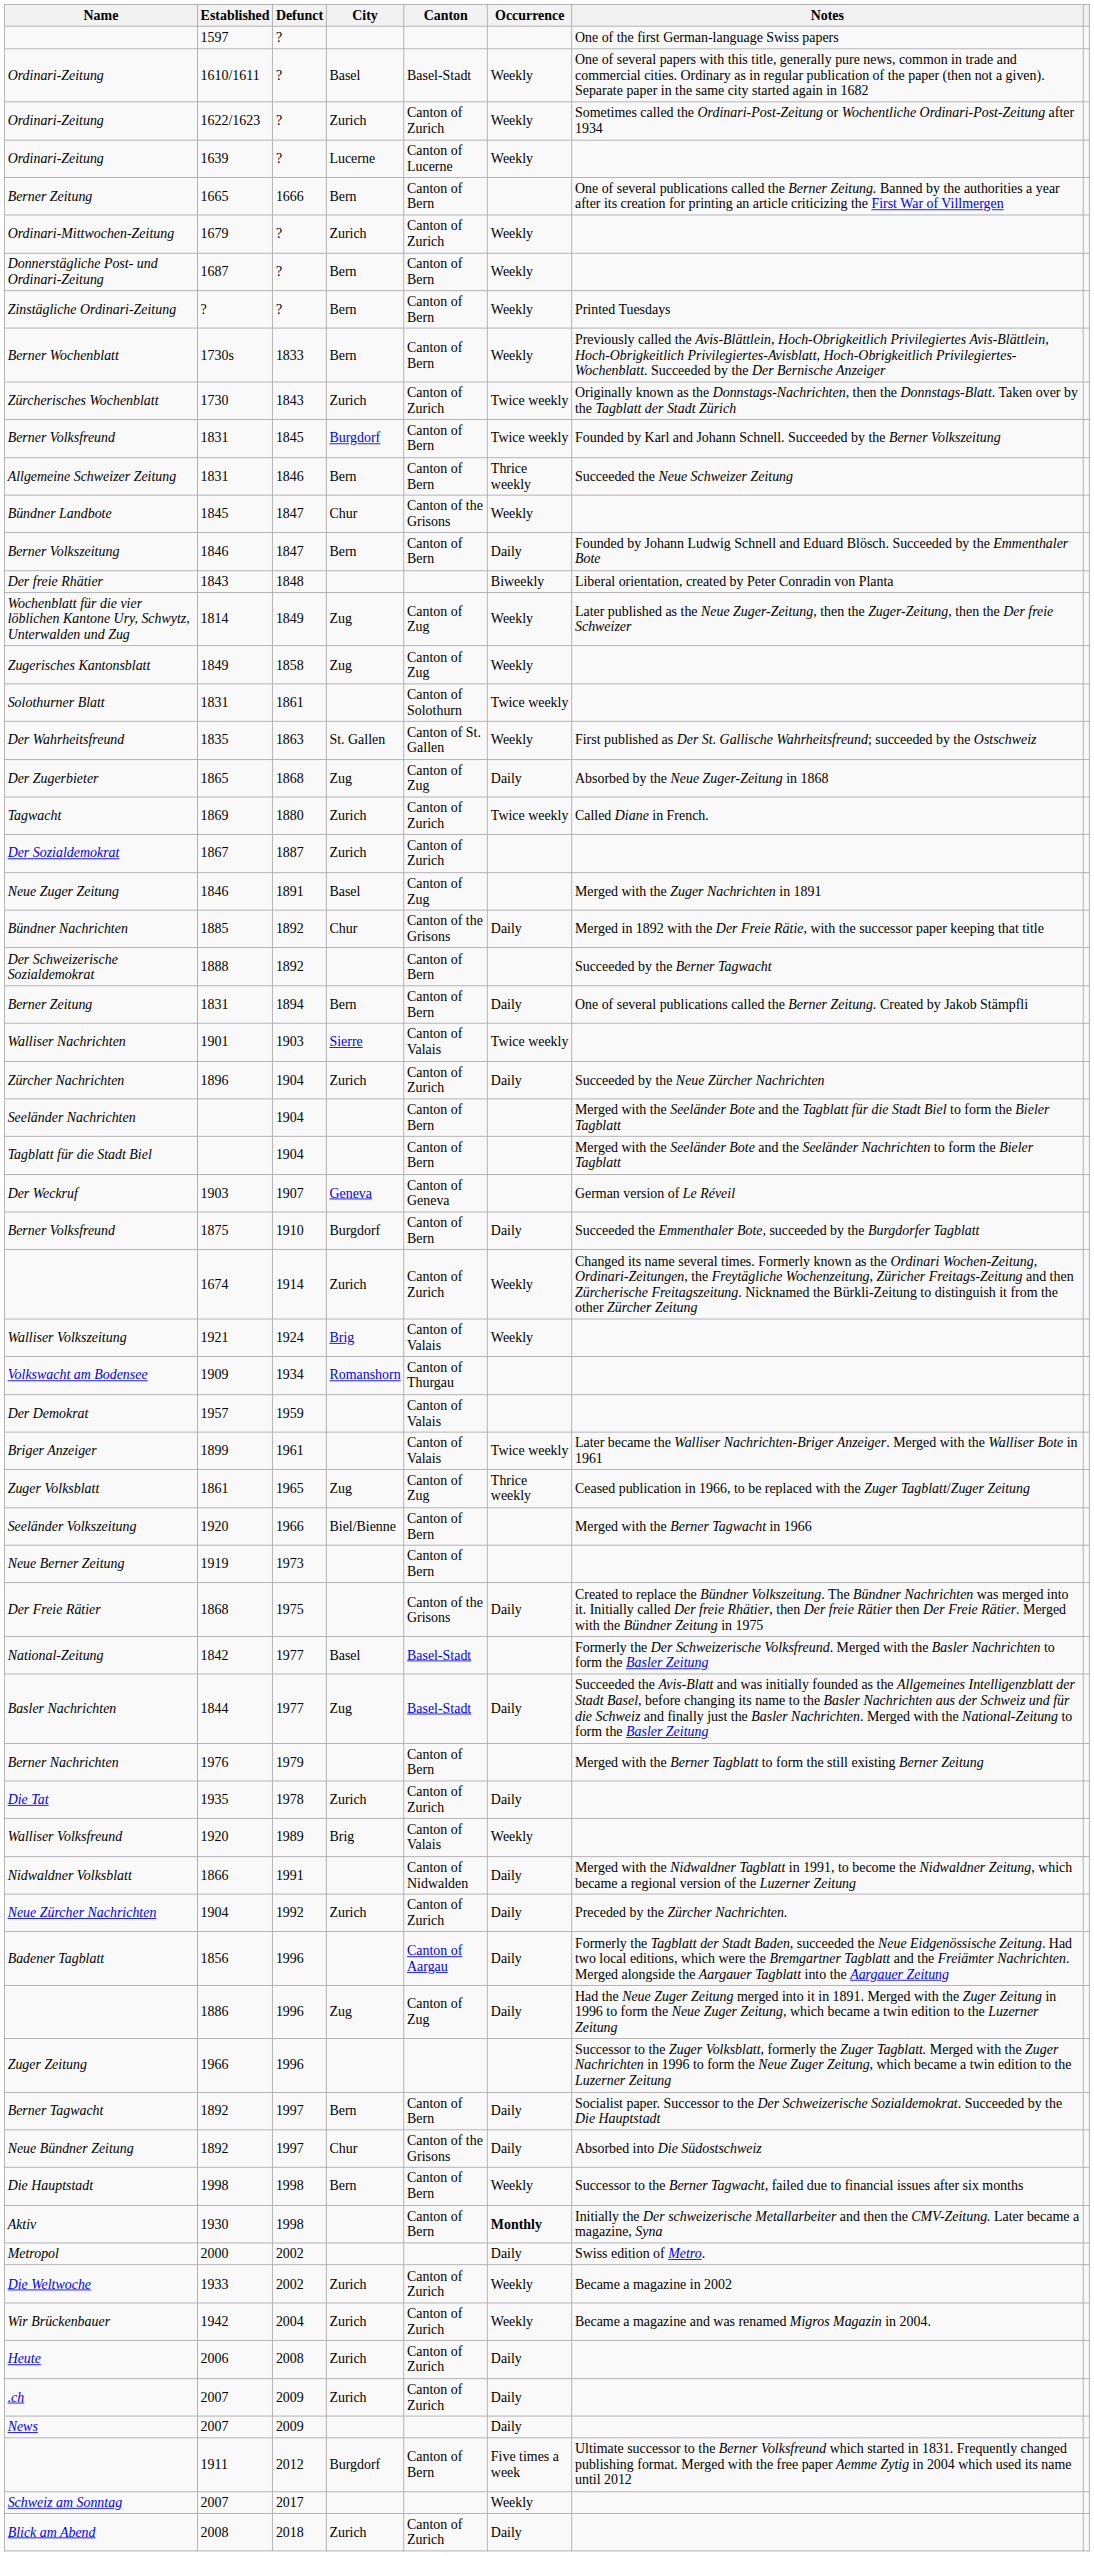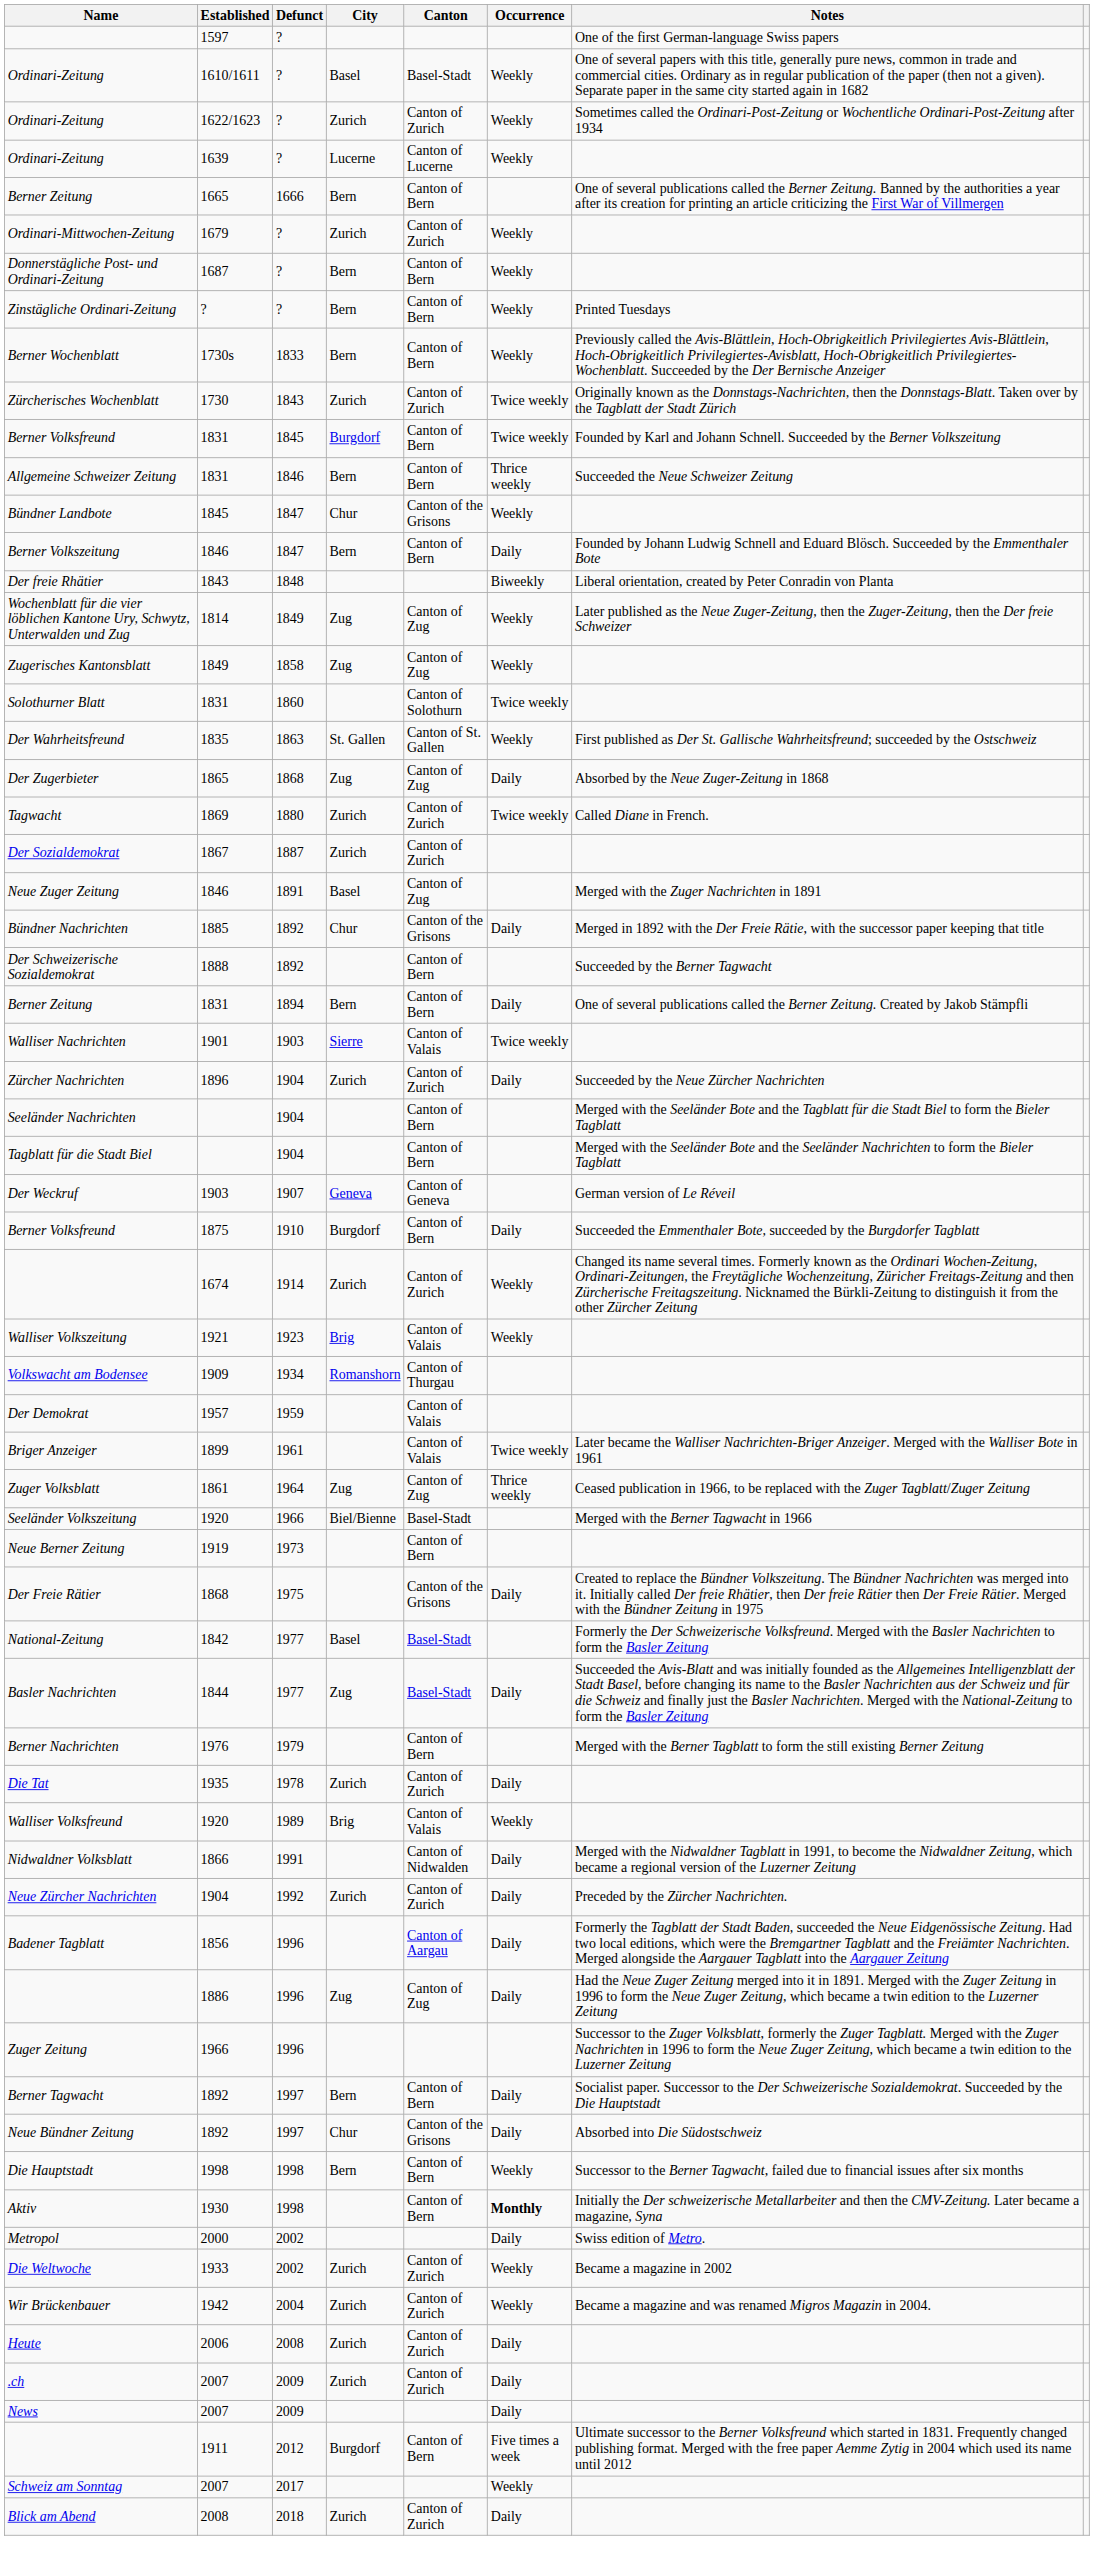(290, 702) 1861 -> (290, 702) 1860
(290, 1337) 1924 -> (290, 1337) 1923
(290, 1488) 1965 -> (290, 1488) 1964
(435, 1526) Canton of Bern -> (439, 1518) Basel-Stadt
